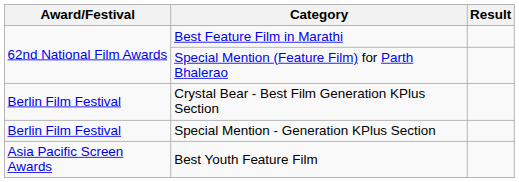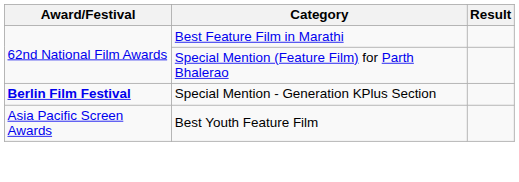- row: (300, 101)
(64, 130) normal -> (69, 94) bold
